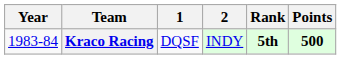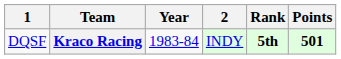columns swapped: (33, 16) <-> (180, 16)
(312, 41) 500 -> (312, 41) 501
